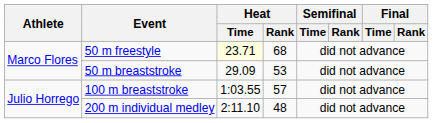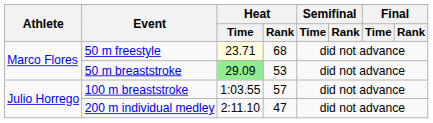(240, 71) no background -> (240, 71) lightgreen background
(280, 109) 48 -> (280, 109) 47
